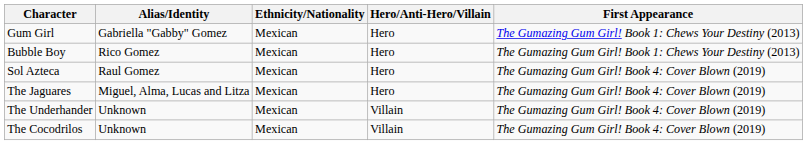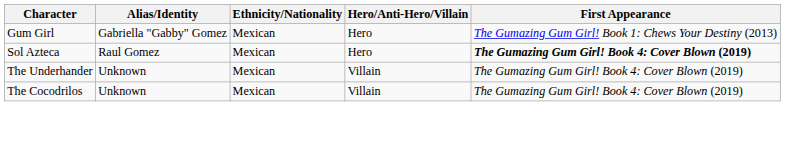- row: (36, 52)
(631, 71) normal -> (612, 52) bold
- row: (39, 91)
